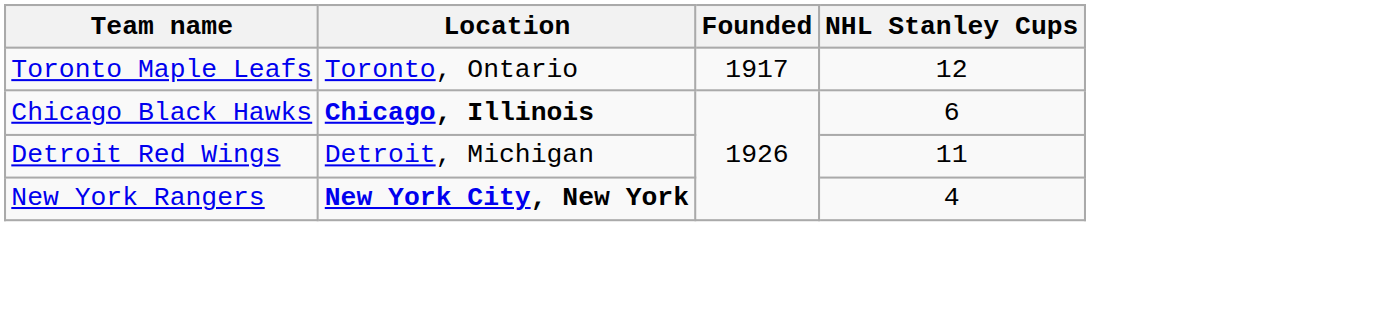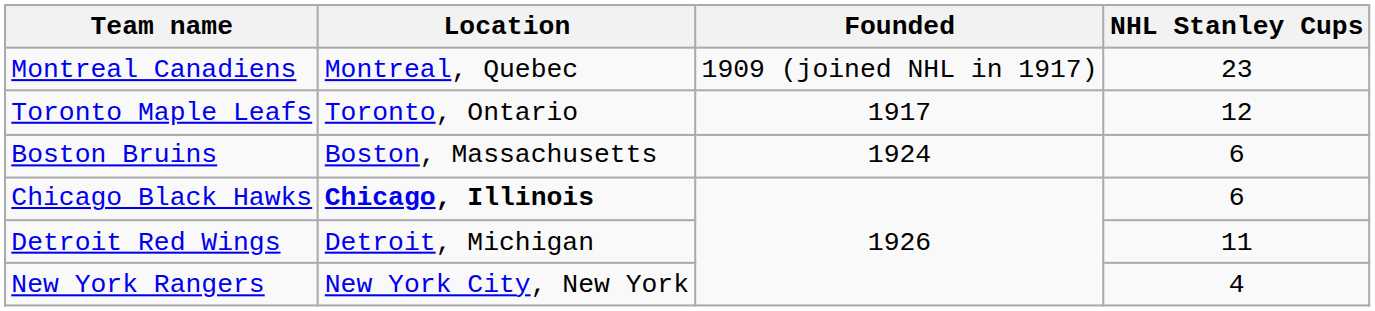+ row: (154, 70)
+ row: (114, 156)
(507, 199) bold -> (507, 285) normal
